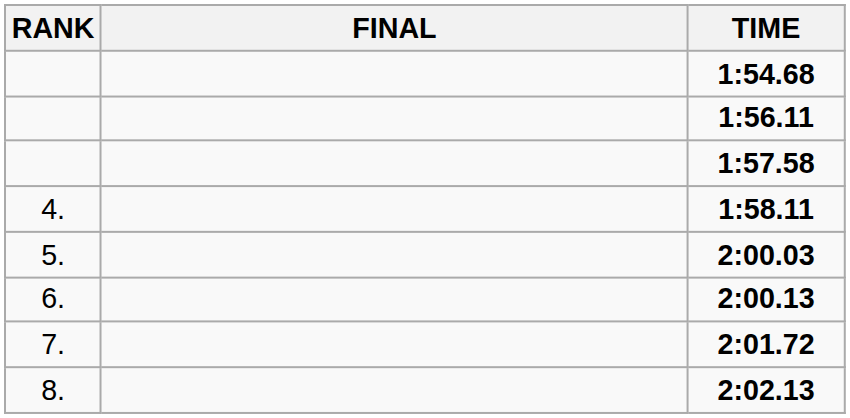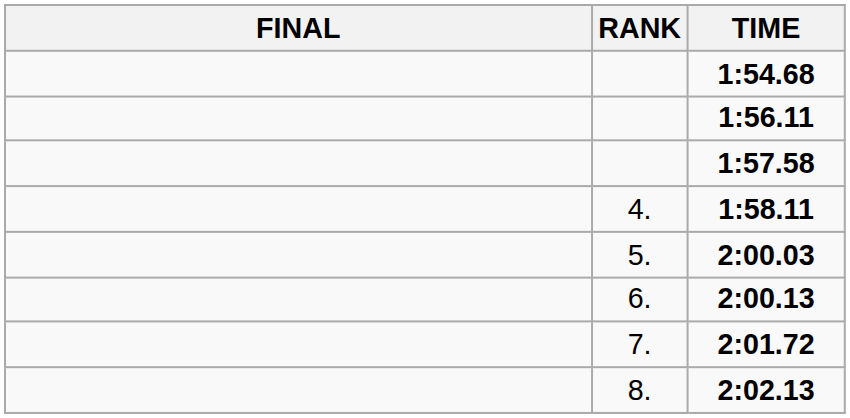columns swapped: (53, 28) <-> (394, 28)
